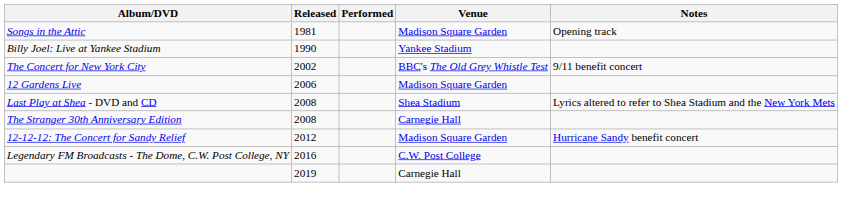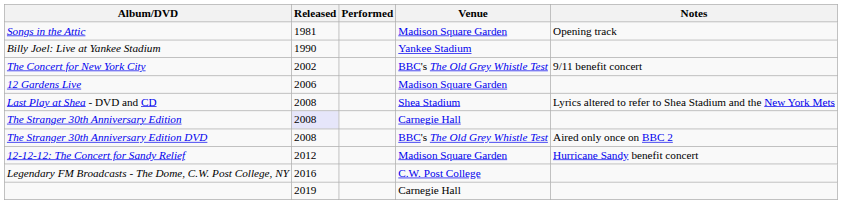(305, 119) no background -> (305, 119) lavender background
+ row: (107, 137)
